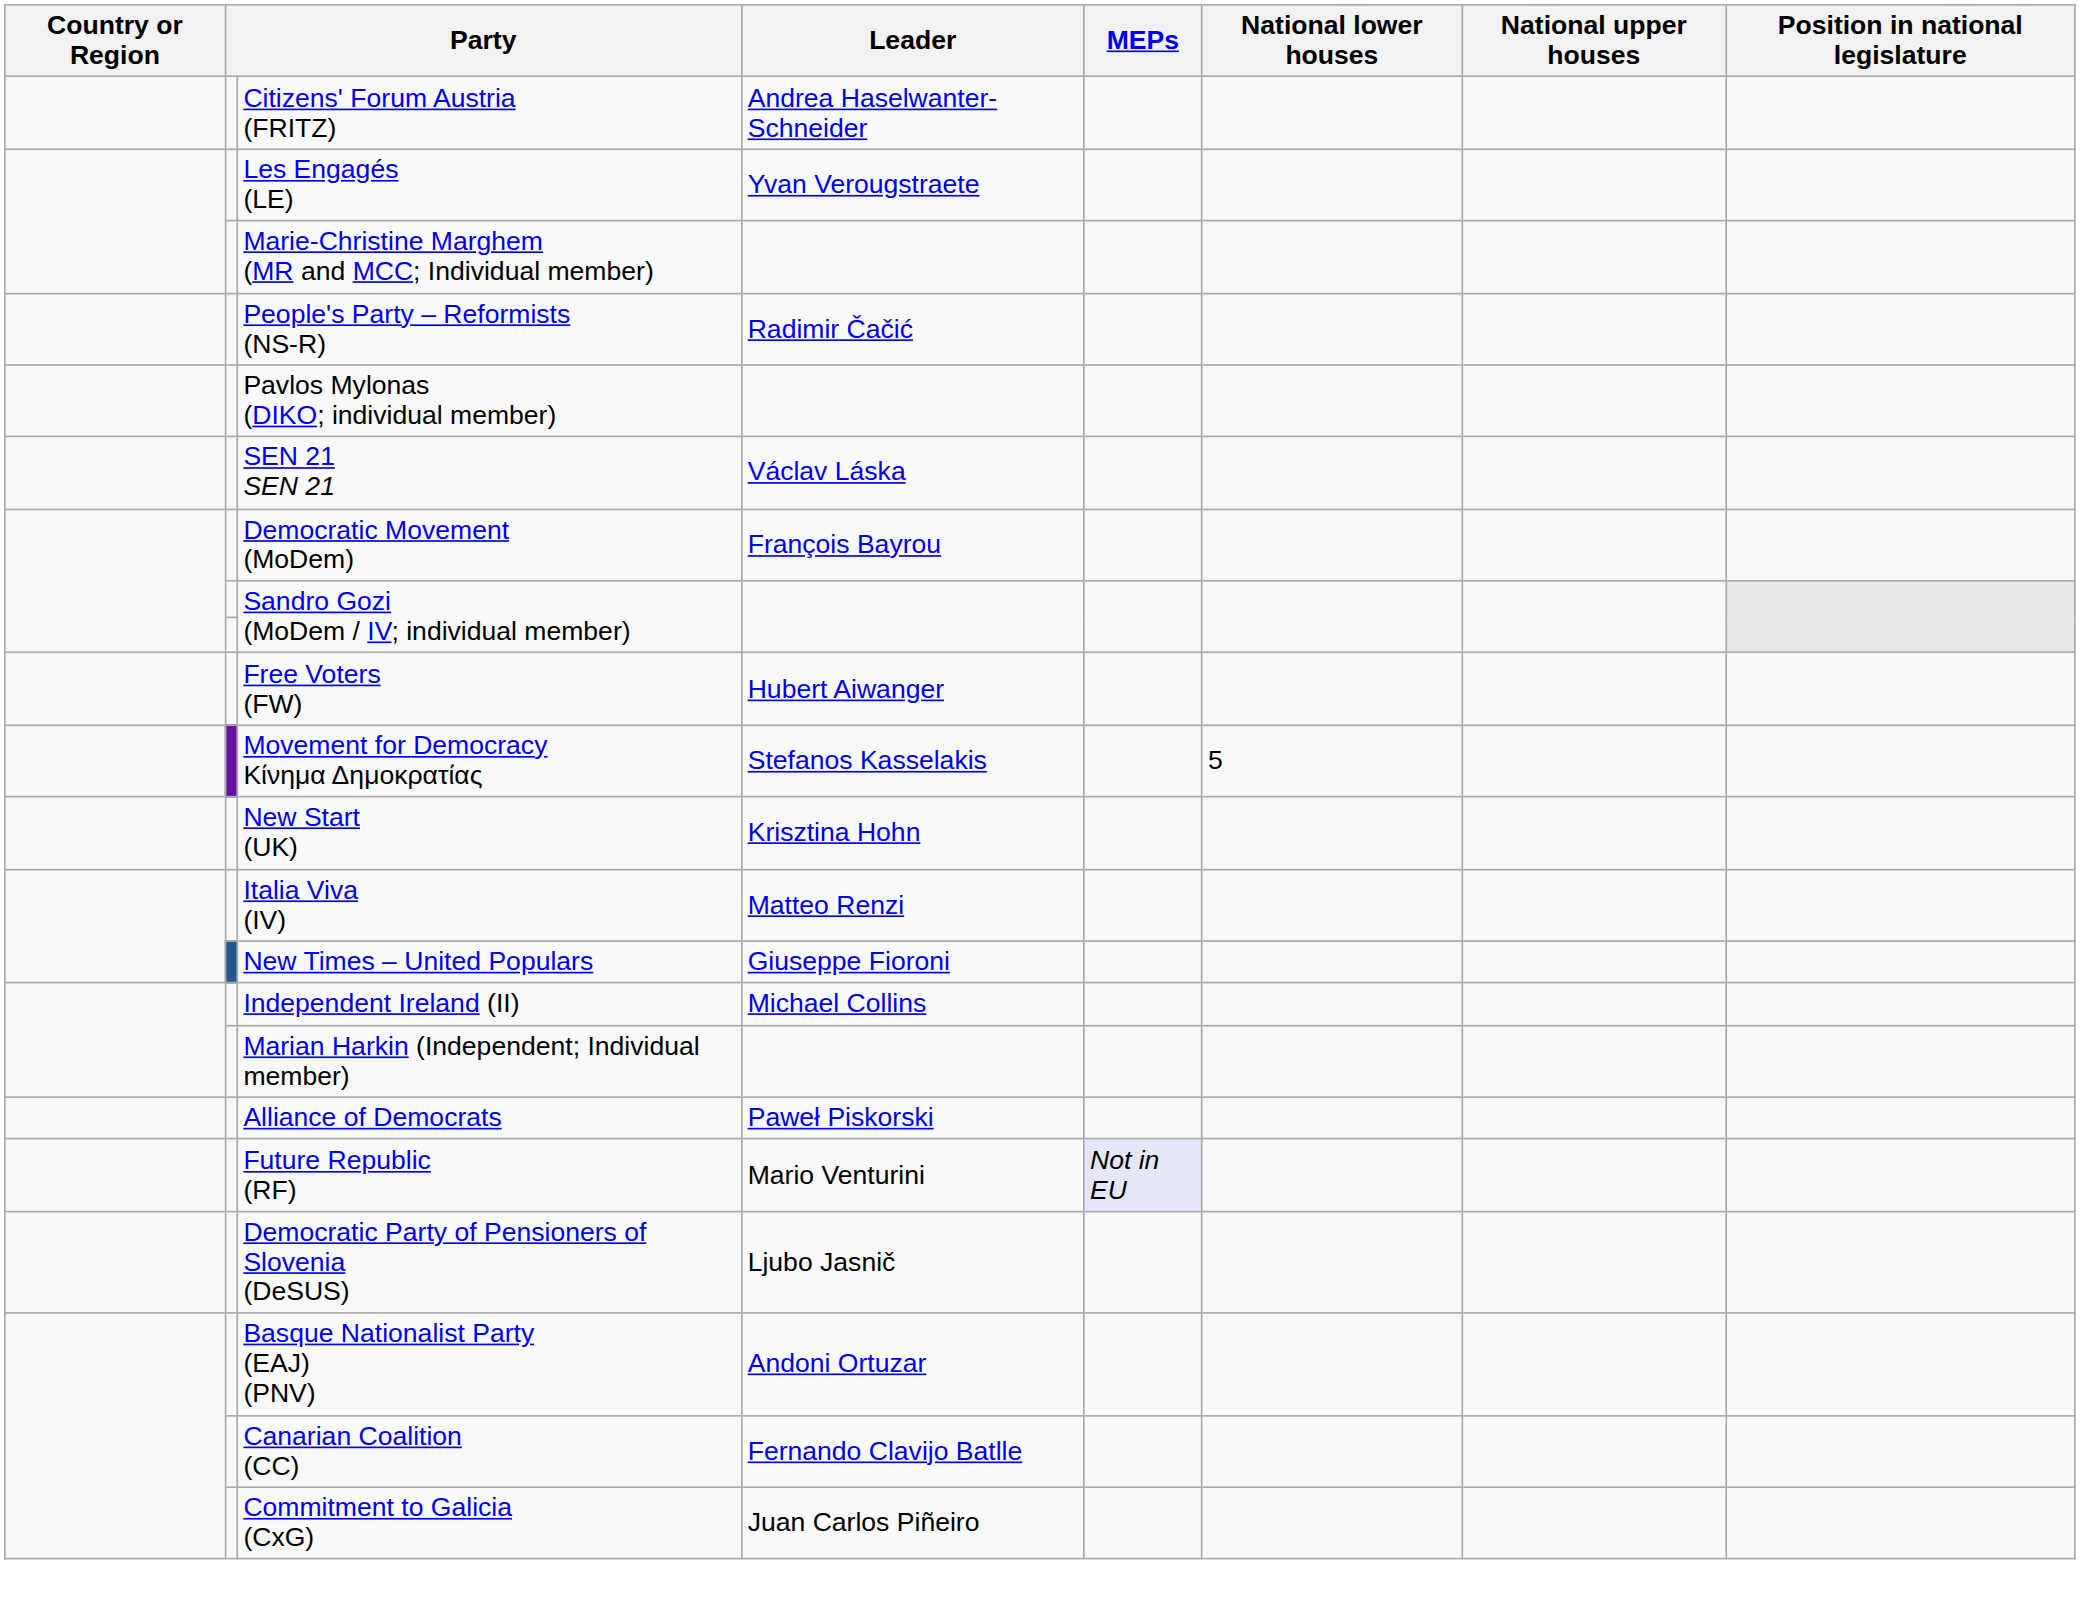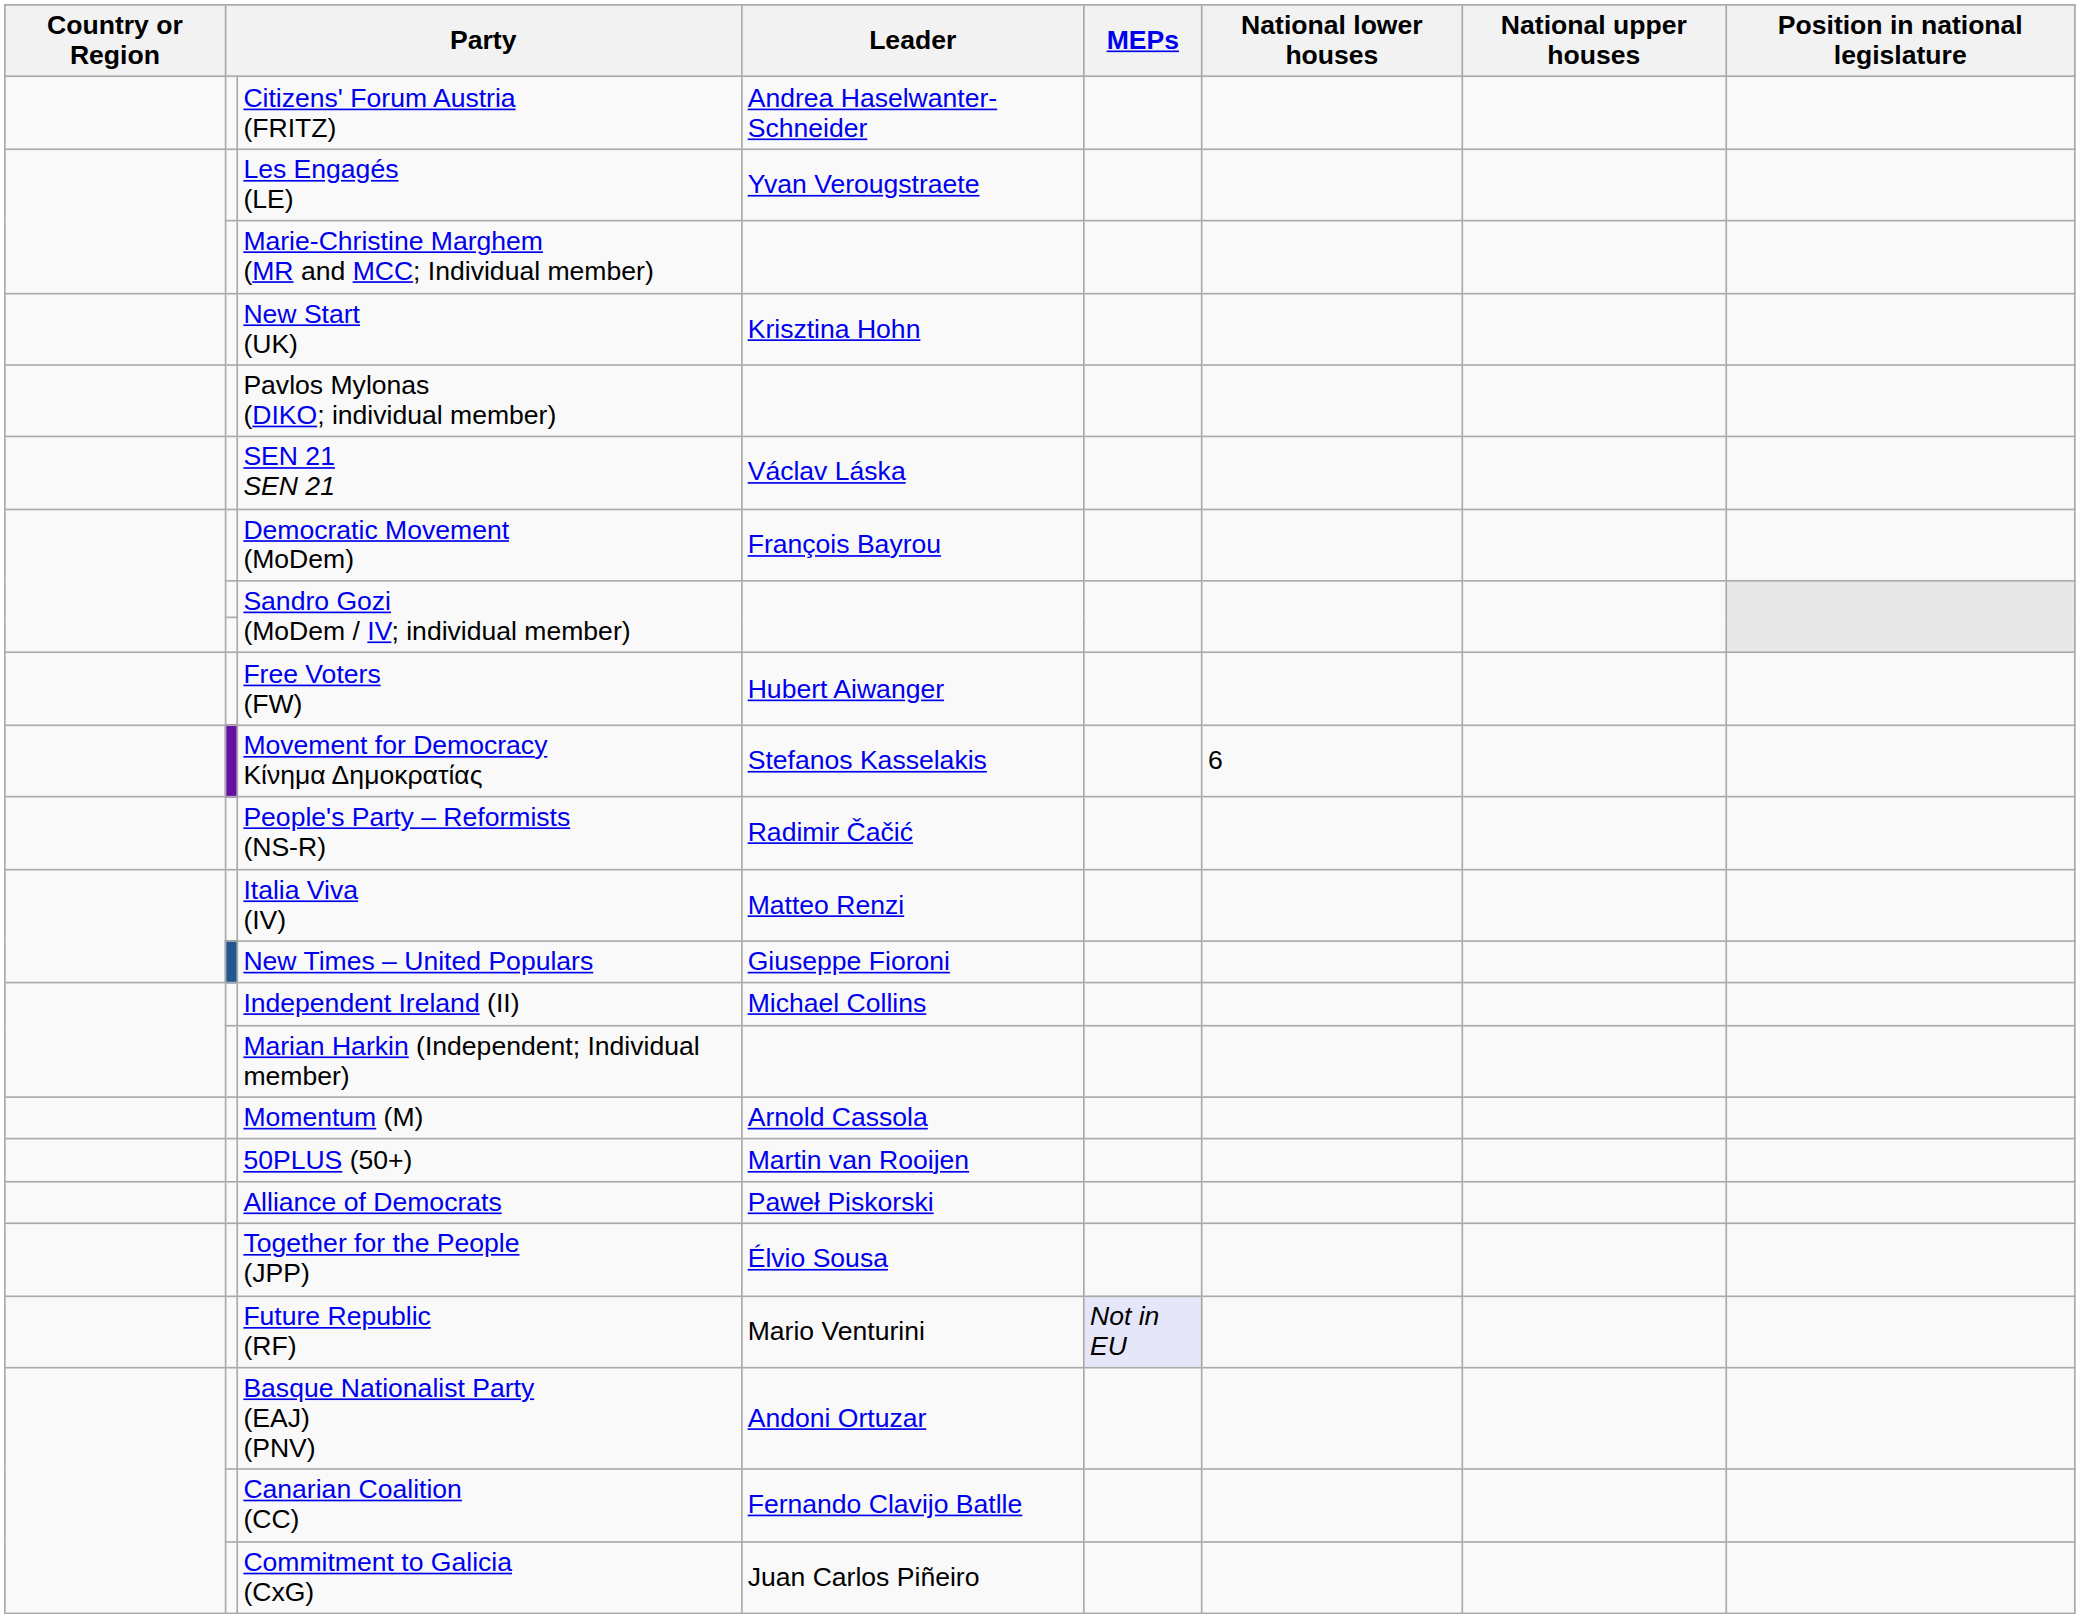rows swapped: (407, 328) <-> (302, 832)
(1215, 760) 5 -> (1215, 760) 6
+ row: (333, 1117)
+ row: (328, 1159)
+ row: (381, 1259)
- row: (445, 1261)
